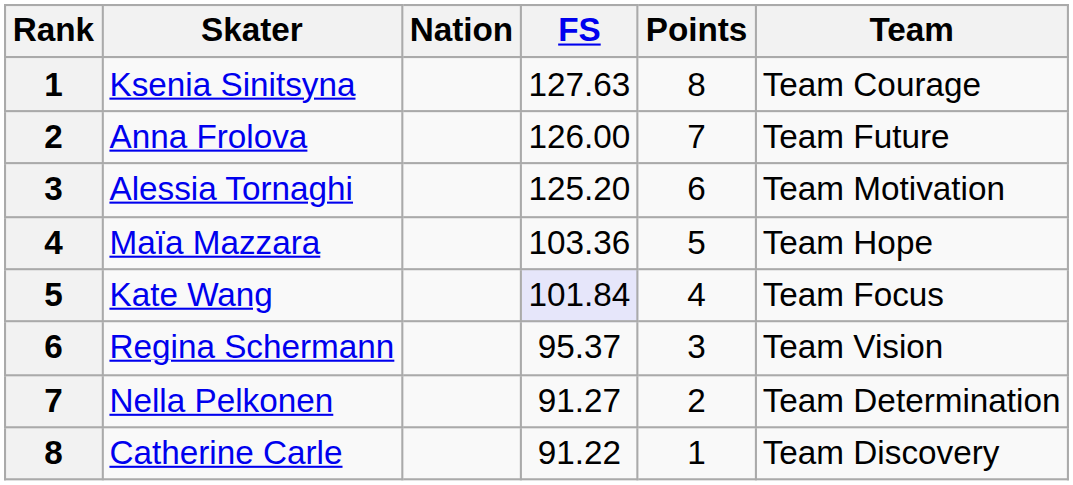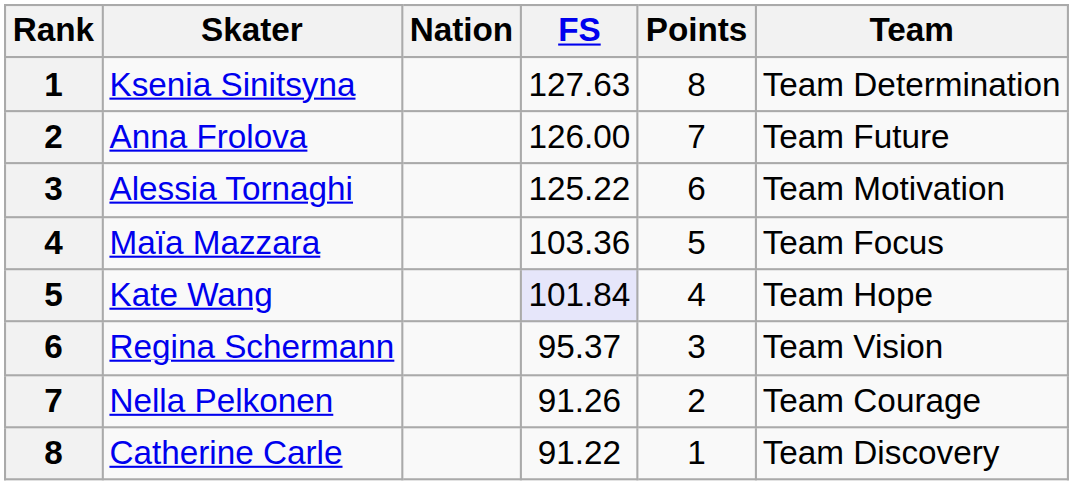(872, 83) Team Courage -> (912, 83) Team Determination
(579, 189) 125.20 -> (579, 189) 125.22
(848, 242) Team Hope -> (853, 242) Team Focus
(853, 294) Team Focus -> (848, 294) Team Hope
(579, 400) 91.27 -> (579, 400) 91.26
(912, 400) Team Determination -> (872, 400) Team Courage
